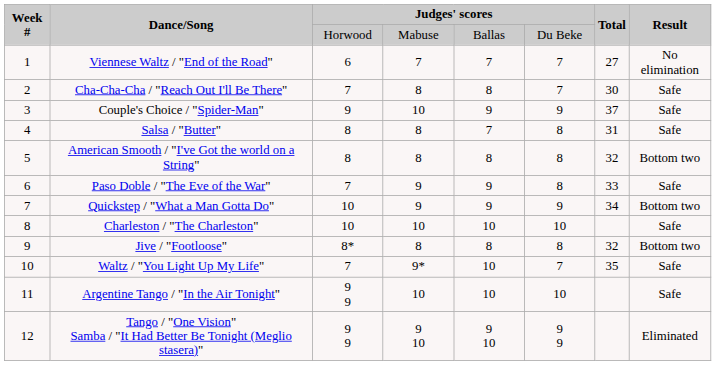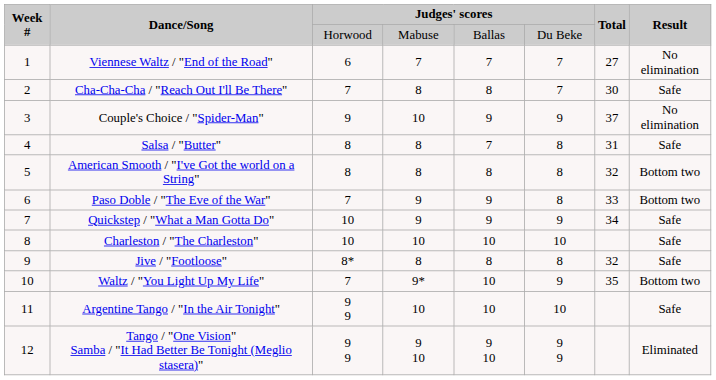(670, 110) Safe -> (670, 117) No elimination
(670, 185) Safe -> (670, 199) Bottom two
(670, 205) Bottom two -> (670, 220) Safe
(670, 246) Bottom two -> (670, 260) Safe
(560, 266) 7 -> (560, 281) 9
(670, 266) Safe -> (670, 281) Bottom two
